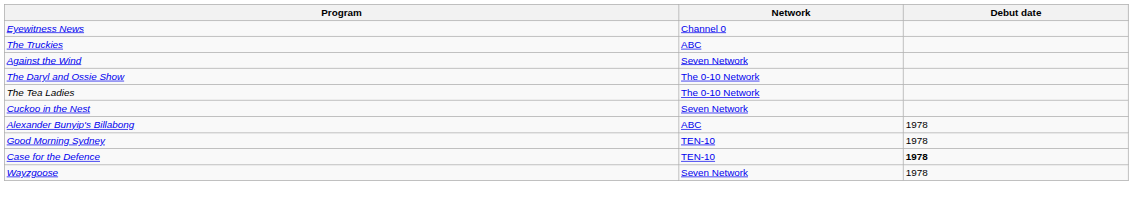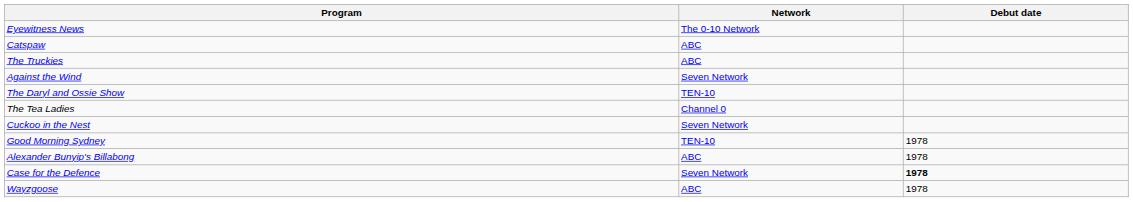(704, 28) Channel 0 -> (720, 28) The 0-10 Network
+ row: (26, 44)
(720, 76) The 0-10 Network -> (698, 92) TEN-10
(720, 92) The 0-10 Network -> (704, 108) Channel 0
rows swapped: (70, 124) <-> (56, 140)
(698, 156) TEN-10 -> (715, 172) Seven Network
(715, 172) Seven Network -> (691, 188) ABC
